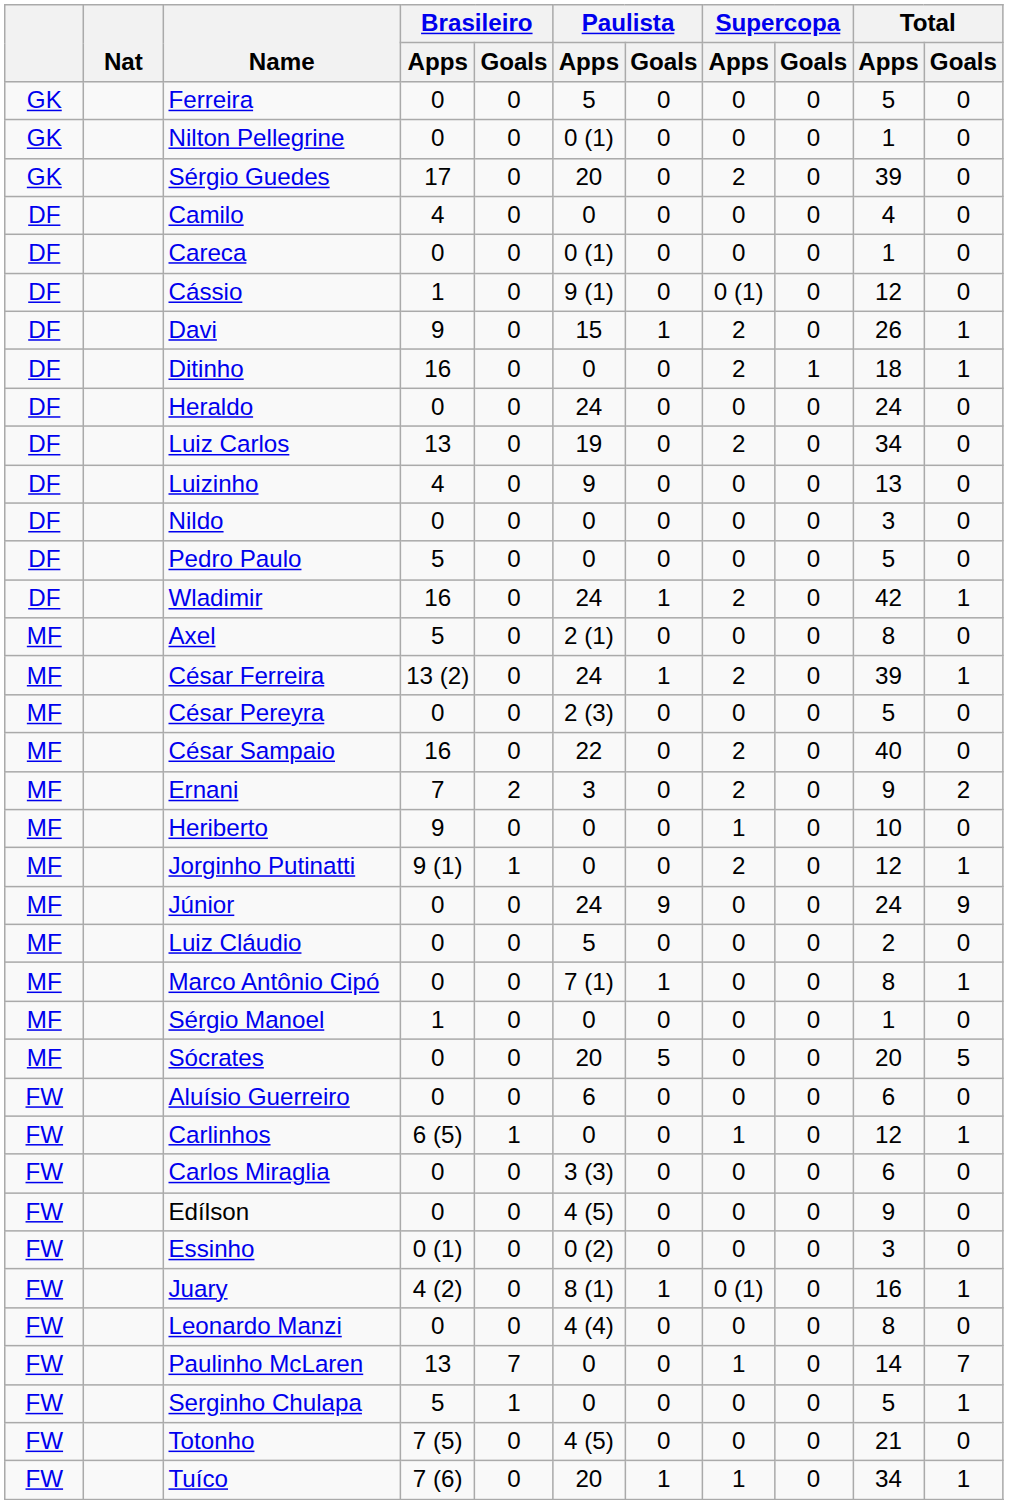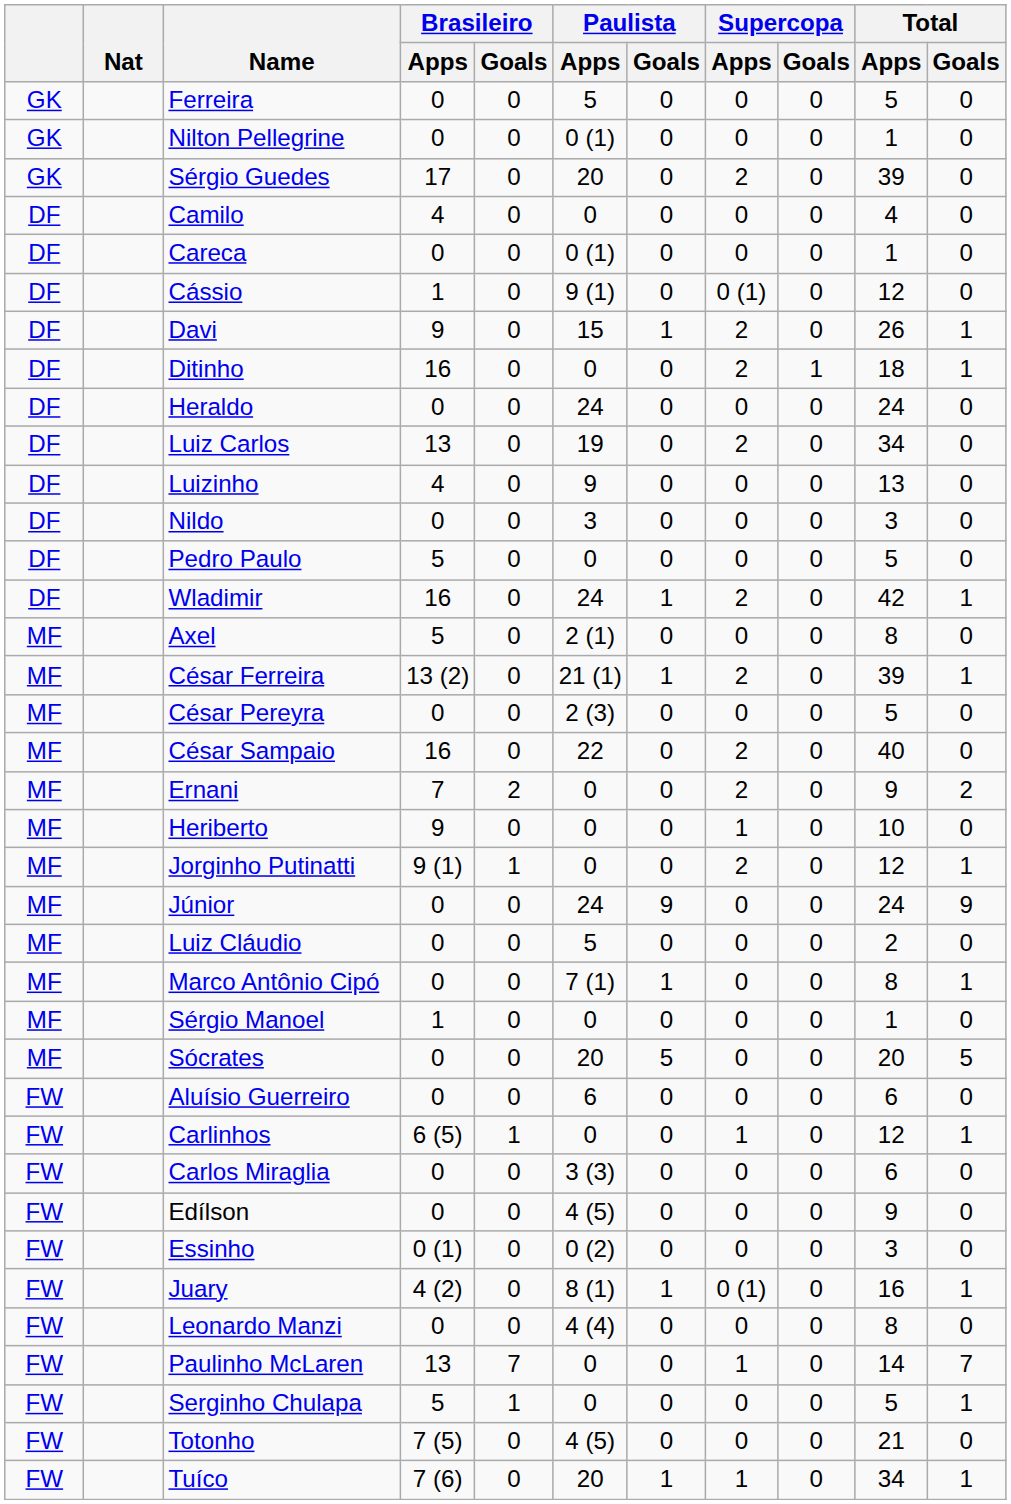(589, 521) 0 -> (590, 521) 3
(589, 675) 24 -> (590, 675) 21 (1)
(589, 789) 3 -> (590, 789) 0
